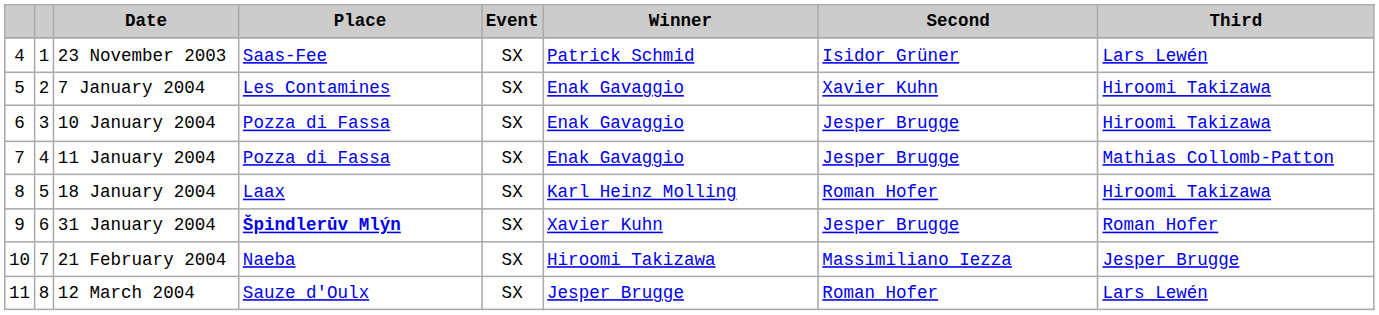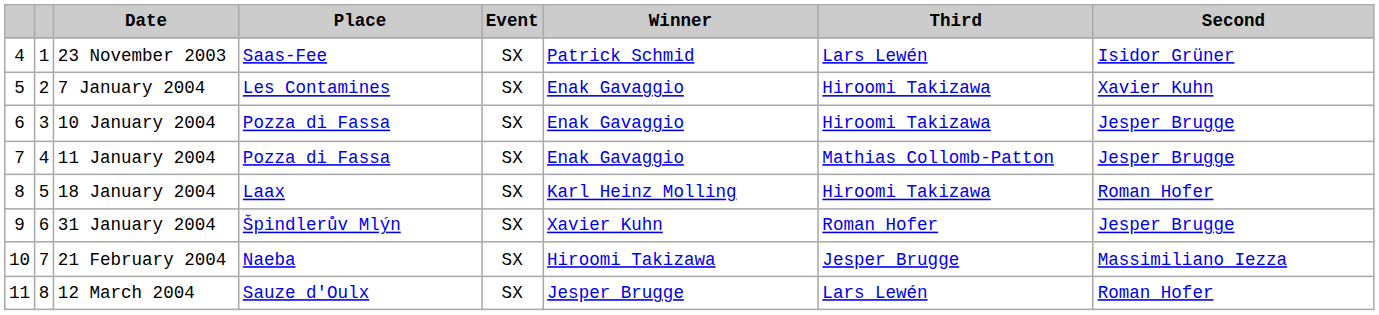columns swapped: (958, 22) <-> (1236, 22)
(322, 226) bold -> (322, 226) normal
